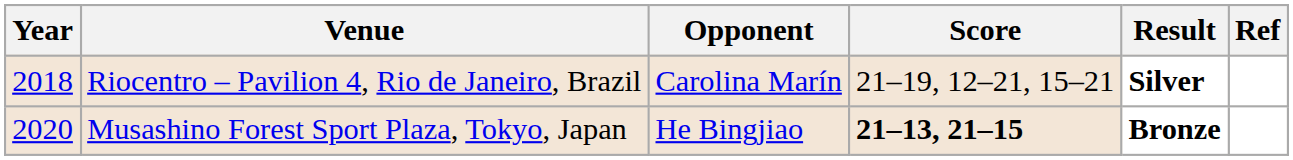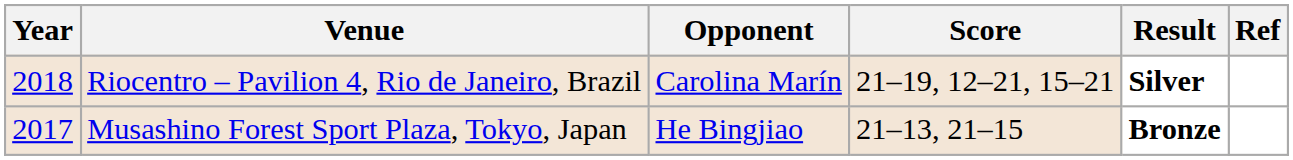(43, 130) 2020 -> (43, 130) 2017
(940, 130) bold -> (940, 130) normal
